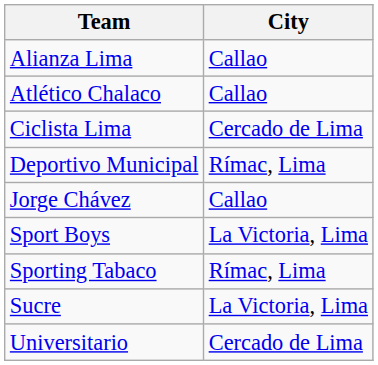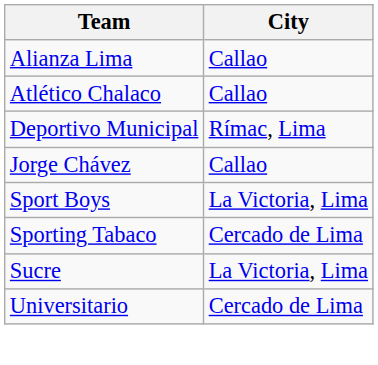- row: (71, 128)
(267, 270) Rímac, Lima -> (286, 235) Cercado de Lima
